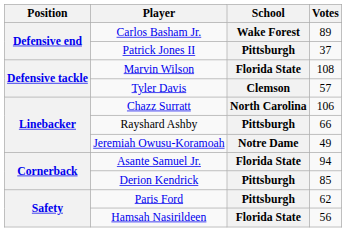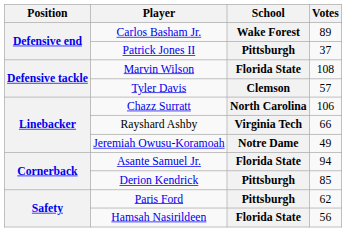(268, 124) Pittsburgh -> (268, 124) Virginia Tech
